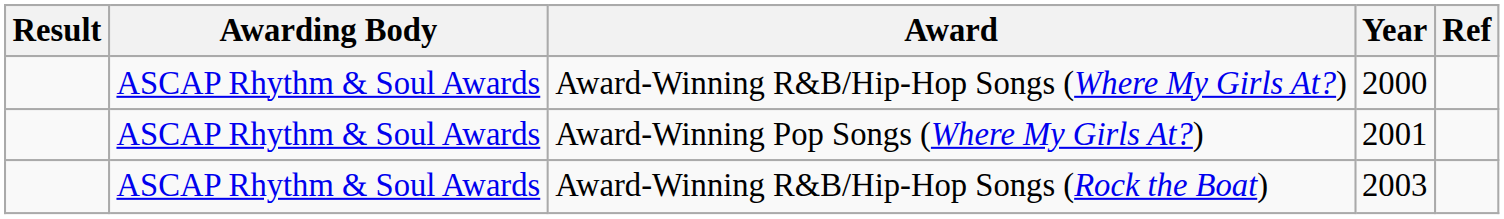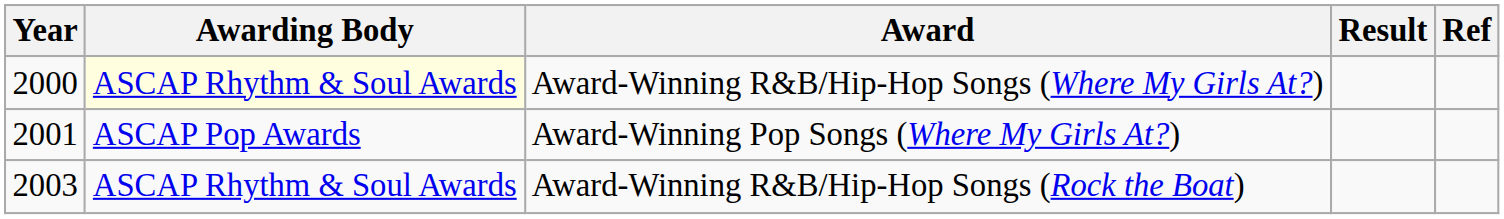columns swapped: (1395, 30) <-> (57, 30)
(328, 82) no background -> (305, 82) lightyellow background
(328, 133) ASCAP Rhythm & Soul Awards -> (227, 133) ASCAP Pop Awards
